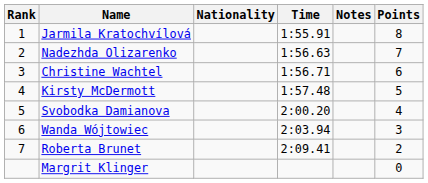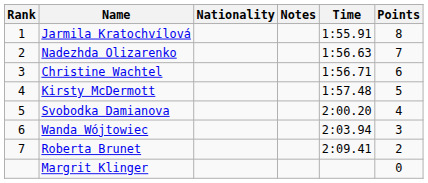columns swapped: (306, 14) <-> (354, 14)
